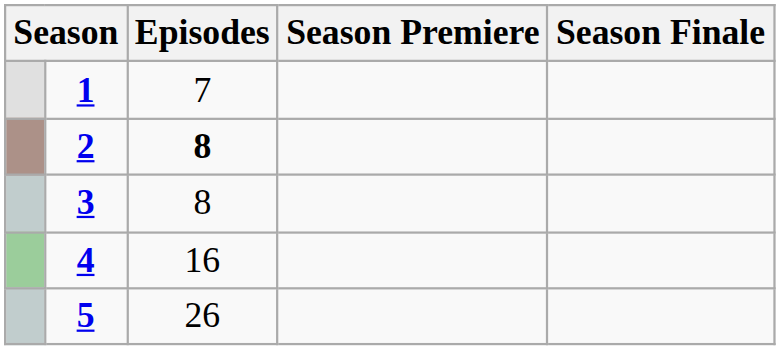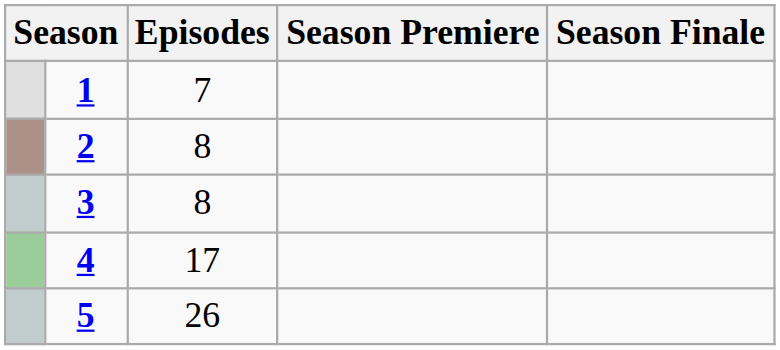(202, 145) bold -> (202, 145) normal
(202, 259) 16 -> (202, 259) 17
